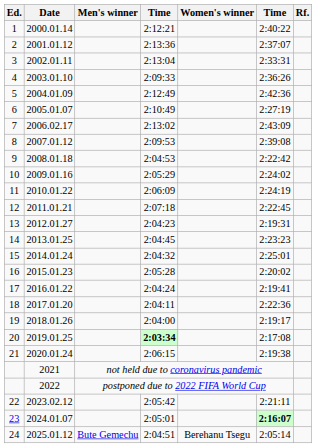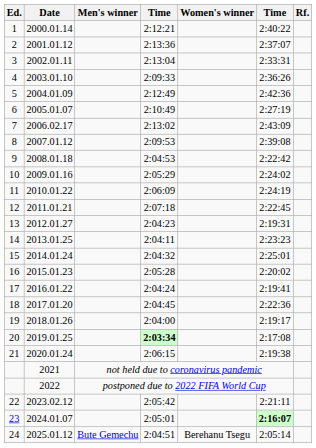(159, 239) 2:04:45 -> (159, 239) 2:04:11
(159, 304) 2:04:11 -> (159, 304) 2:04:45
